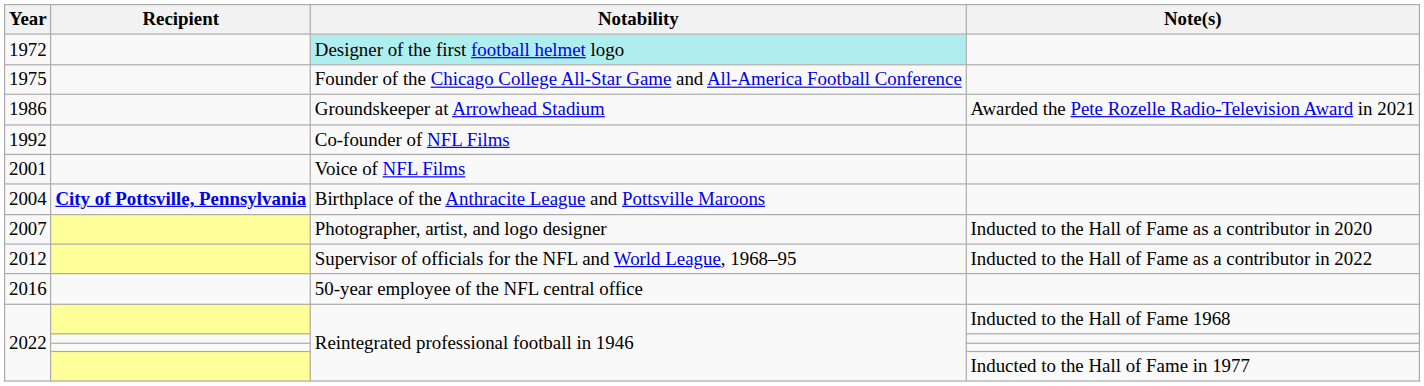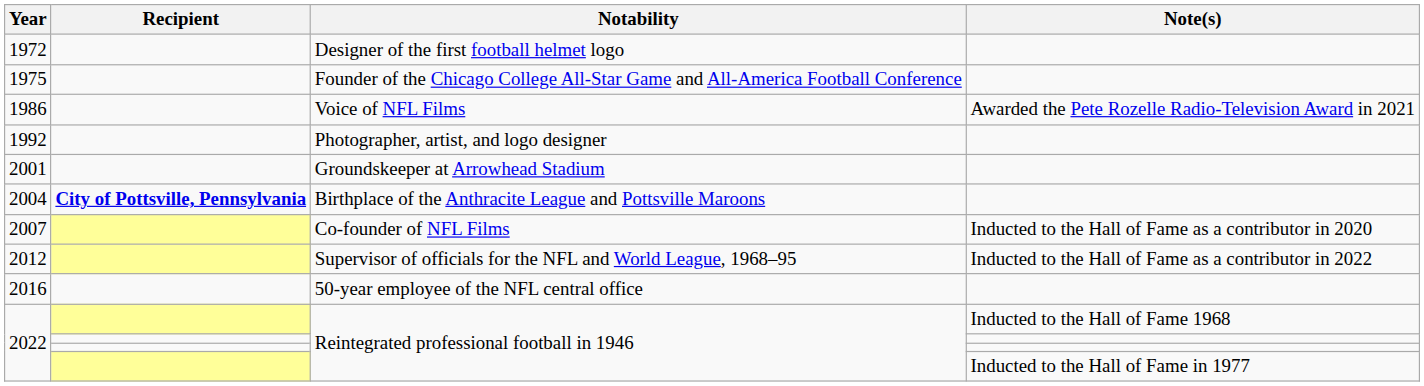(469, 49) paleturquoise background -> (469, 49) no background
(460, 109) Groundskeeper at Arrowhead Stadium -> (390, 109) Voice of NFL Films
(412, 139) Co-founder of NFL Films -> (461, 139) Photographer, artist, and logo designer
(390, 169) Voice of NFL Films -> (460, 169) Groundskeeper at Arrowhead Stadium
(461, 229) Photographer, artist, and logo designer -> (412, 229) Co-founder of NFL Films
